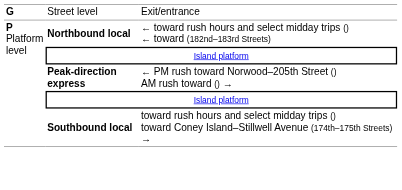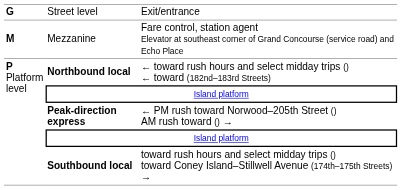+ row: (72, 39)
